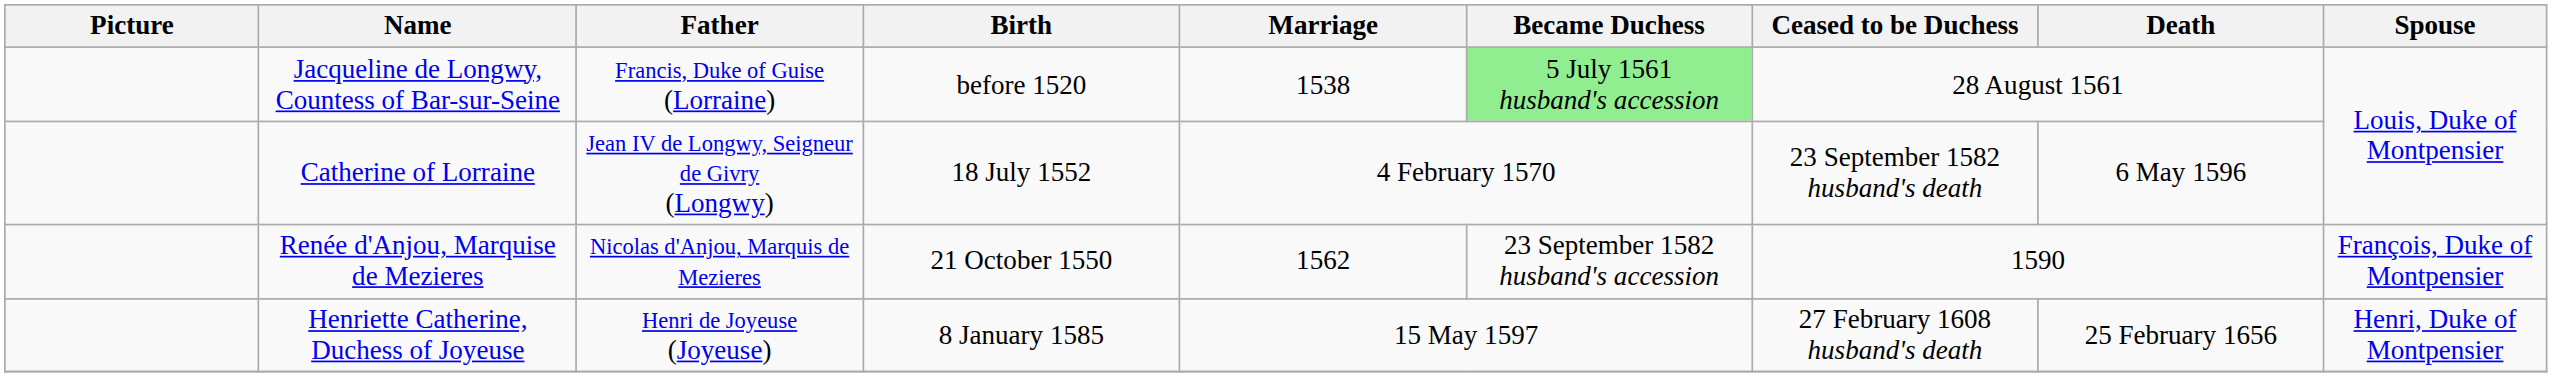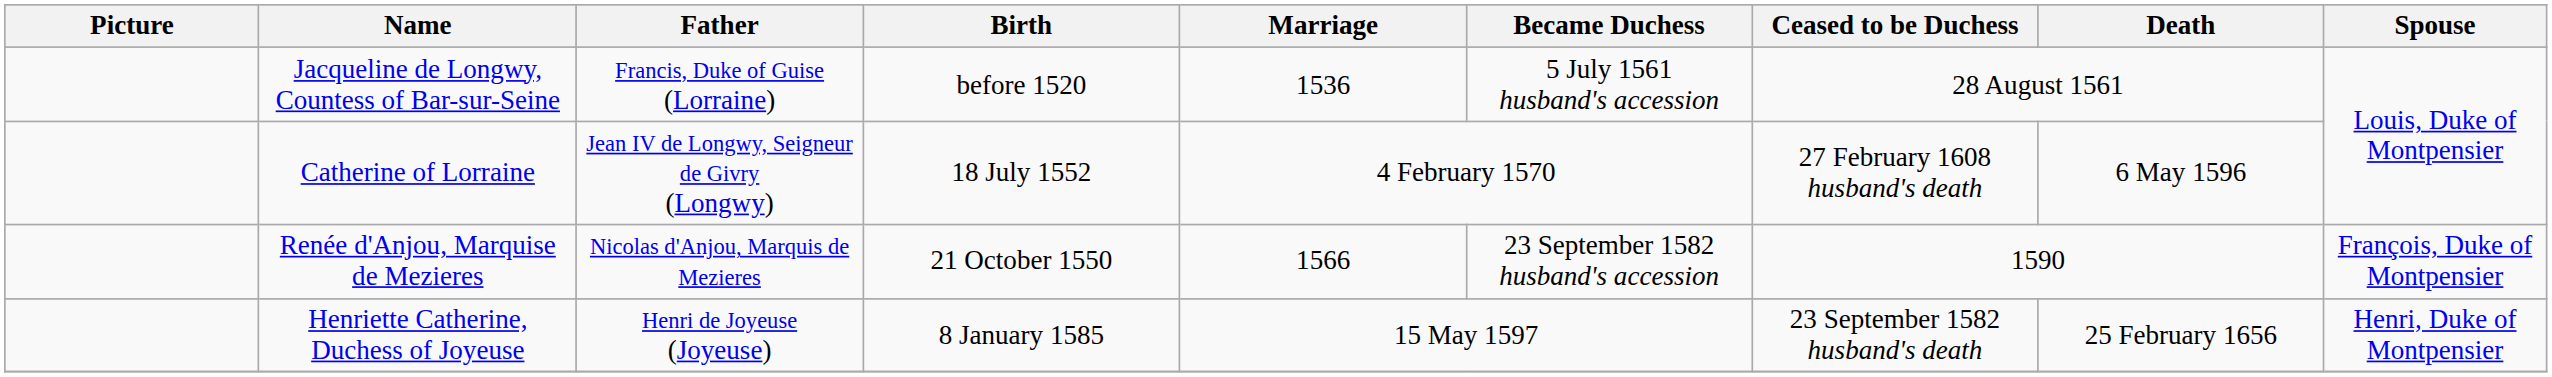(1323, 84) 1538 -> (1323, 84) 1536
(1609, 84) lightgreen background -> (1609, 84) no background
(1895, 172) 23 September 1582 husband's death -> (1895, 172) 27 February 1608 husband's death
(1323, 261) 1562 -> (1323, 261) 1566
(1895, 334) 27 February 1608 husband's death -> (1895, 334) 23 September 1582 husband's death
